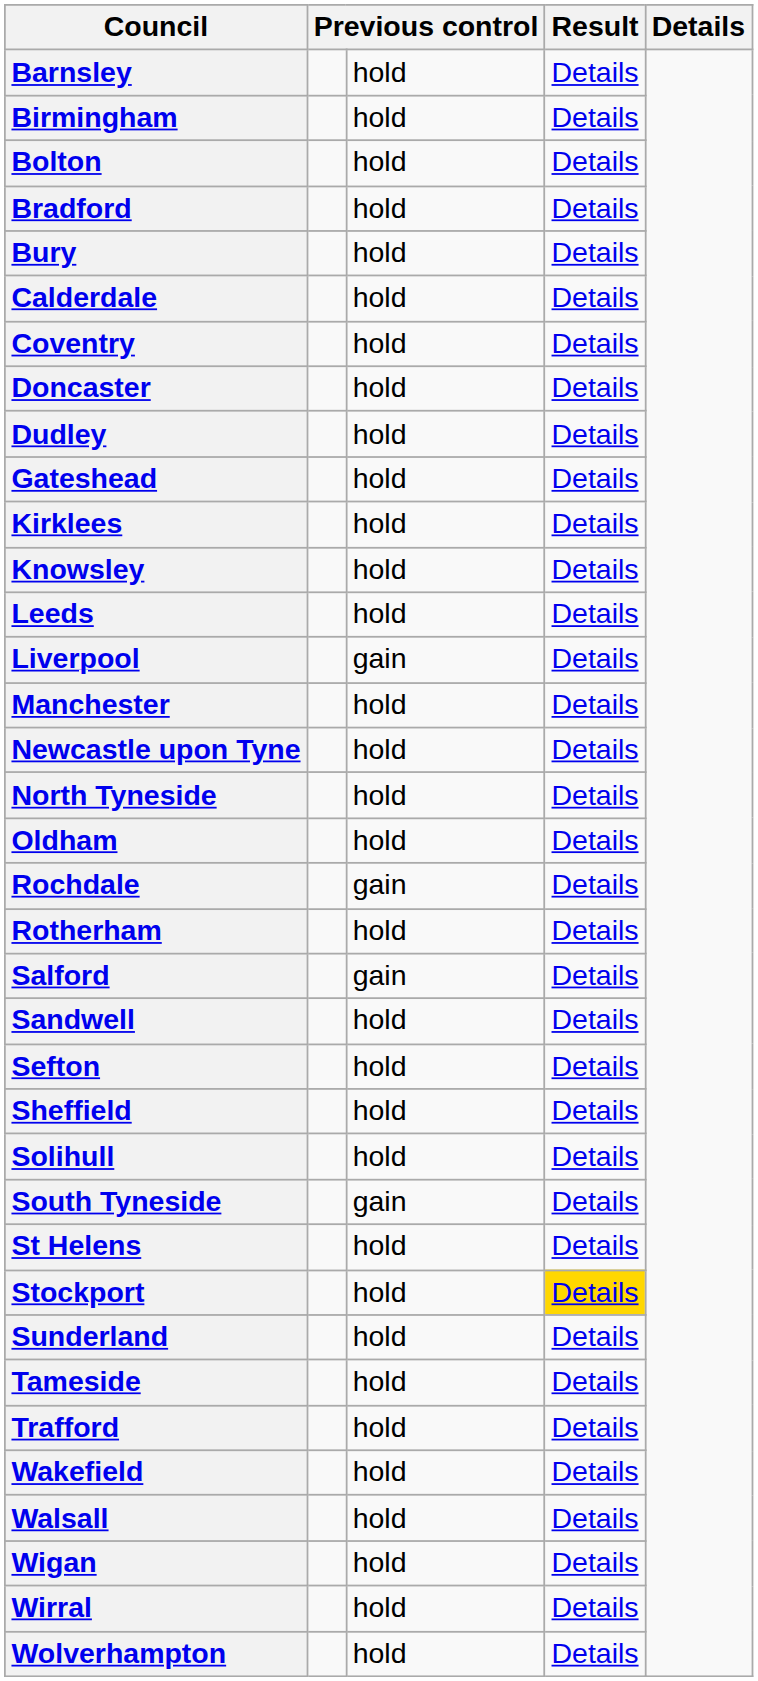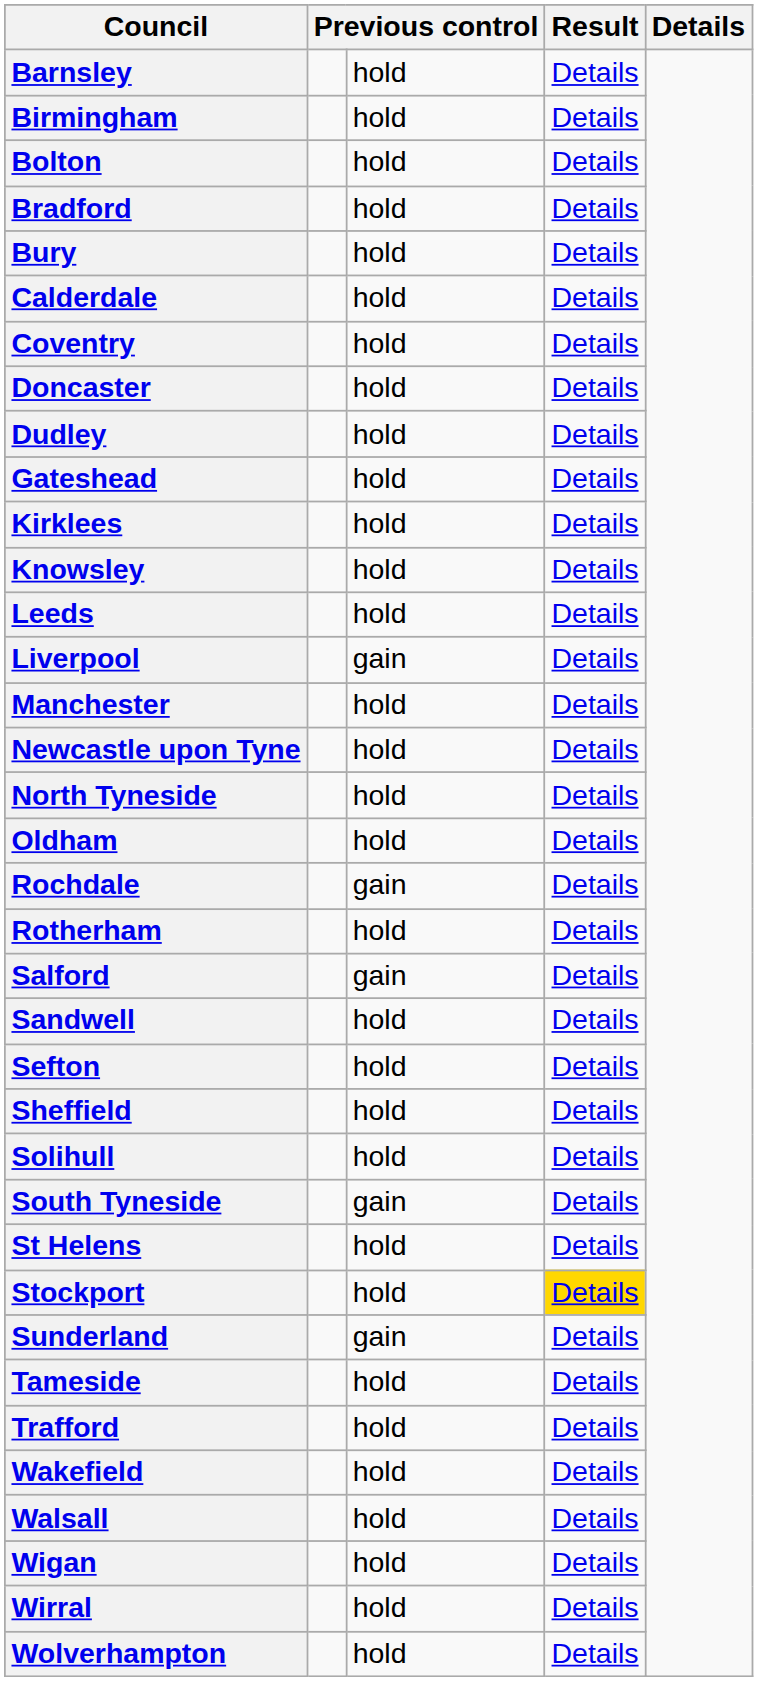(380, 1336) hold -> (380, 1336) gain
